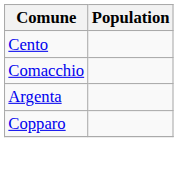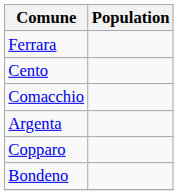+ row: (32, 44)
+ row: (38, 176)
